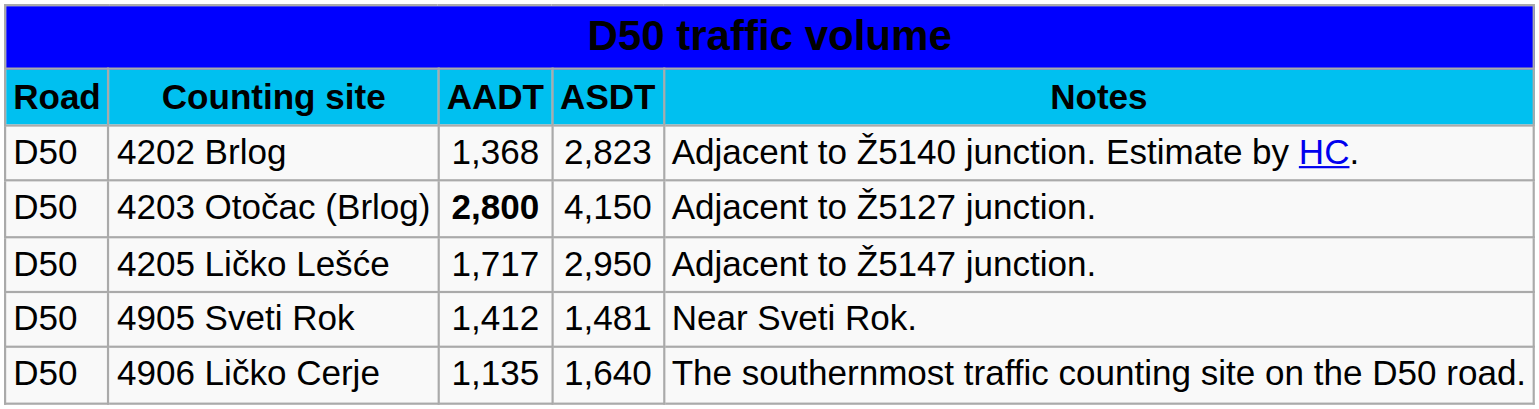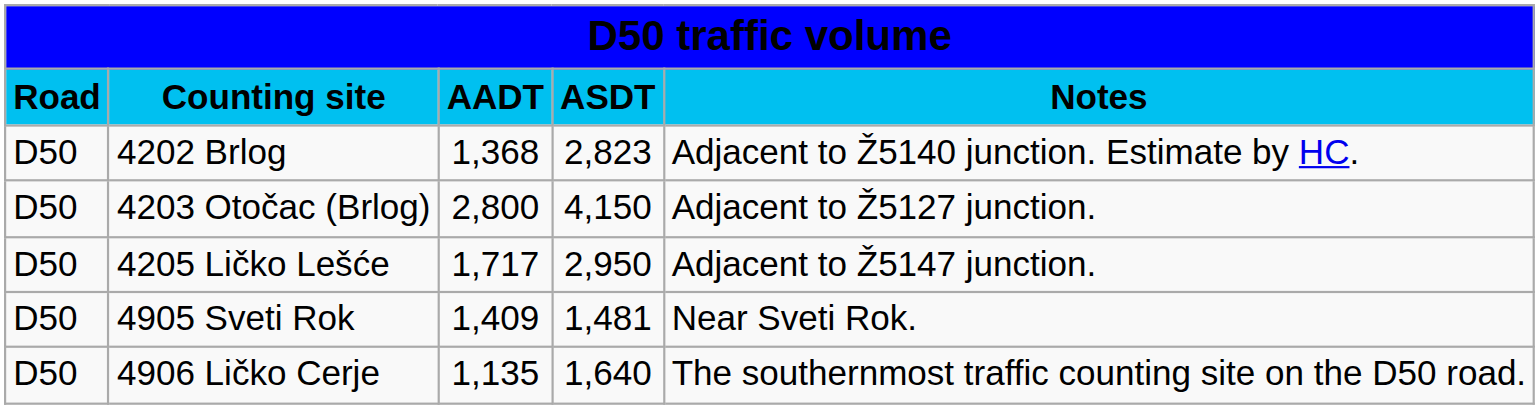(495, 207) bold -> (495, 207) normal
(495, 318) 1,412 -> (495, 318) 1,409
